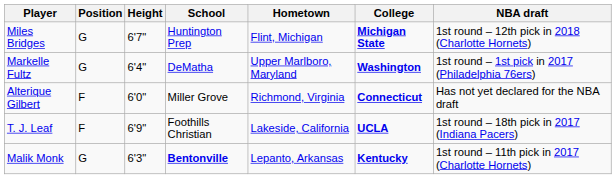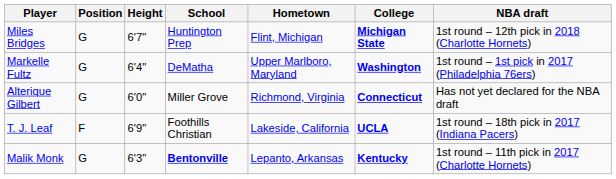(82, 98) F -> (83, 98) G
